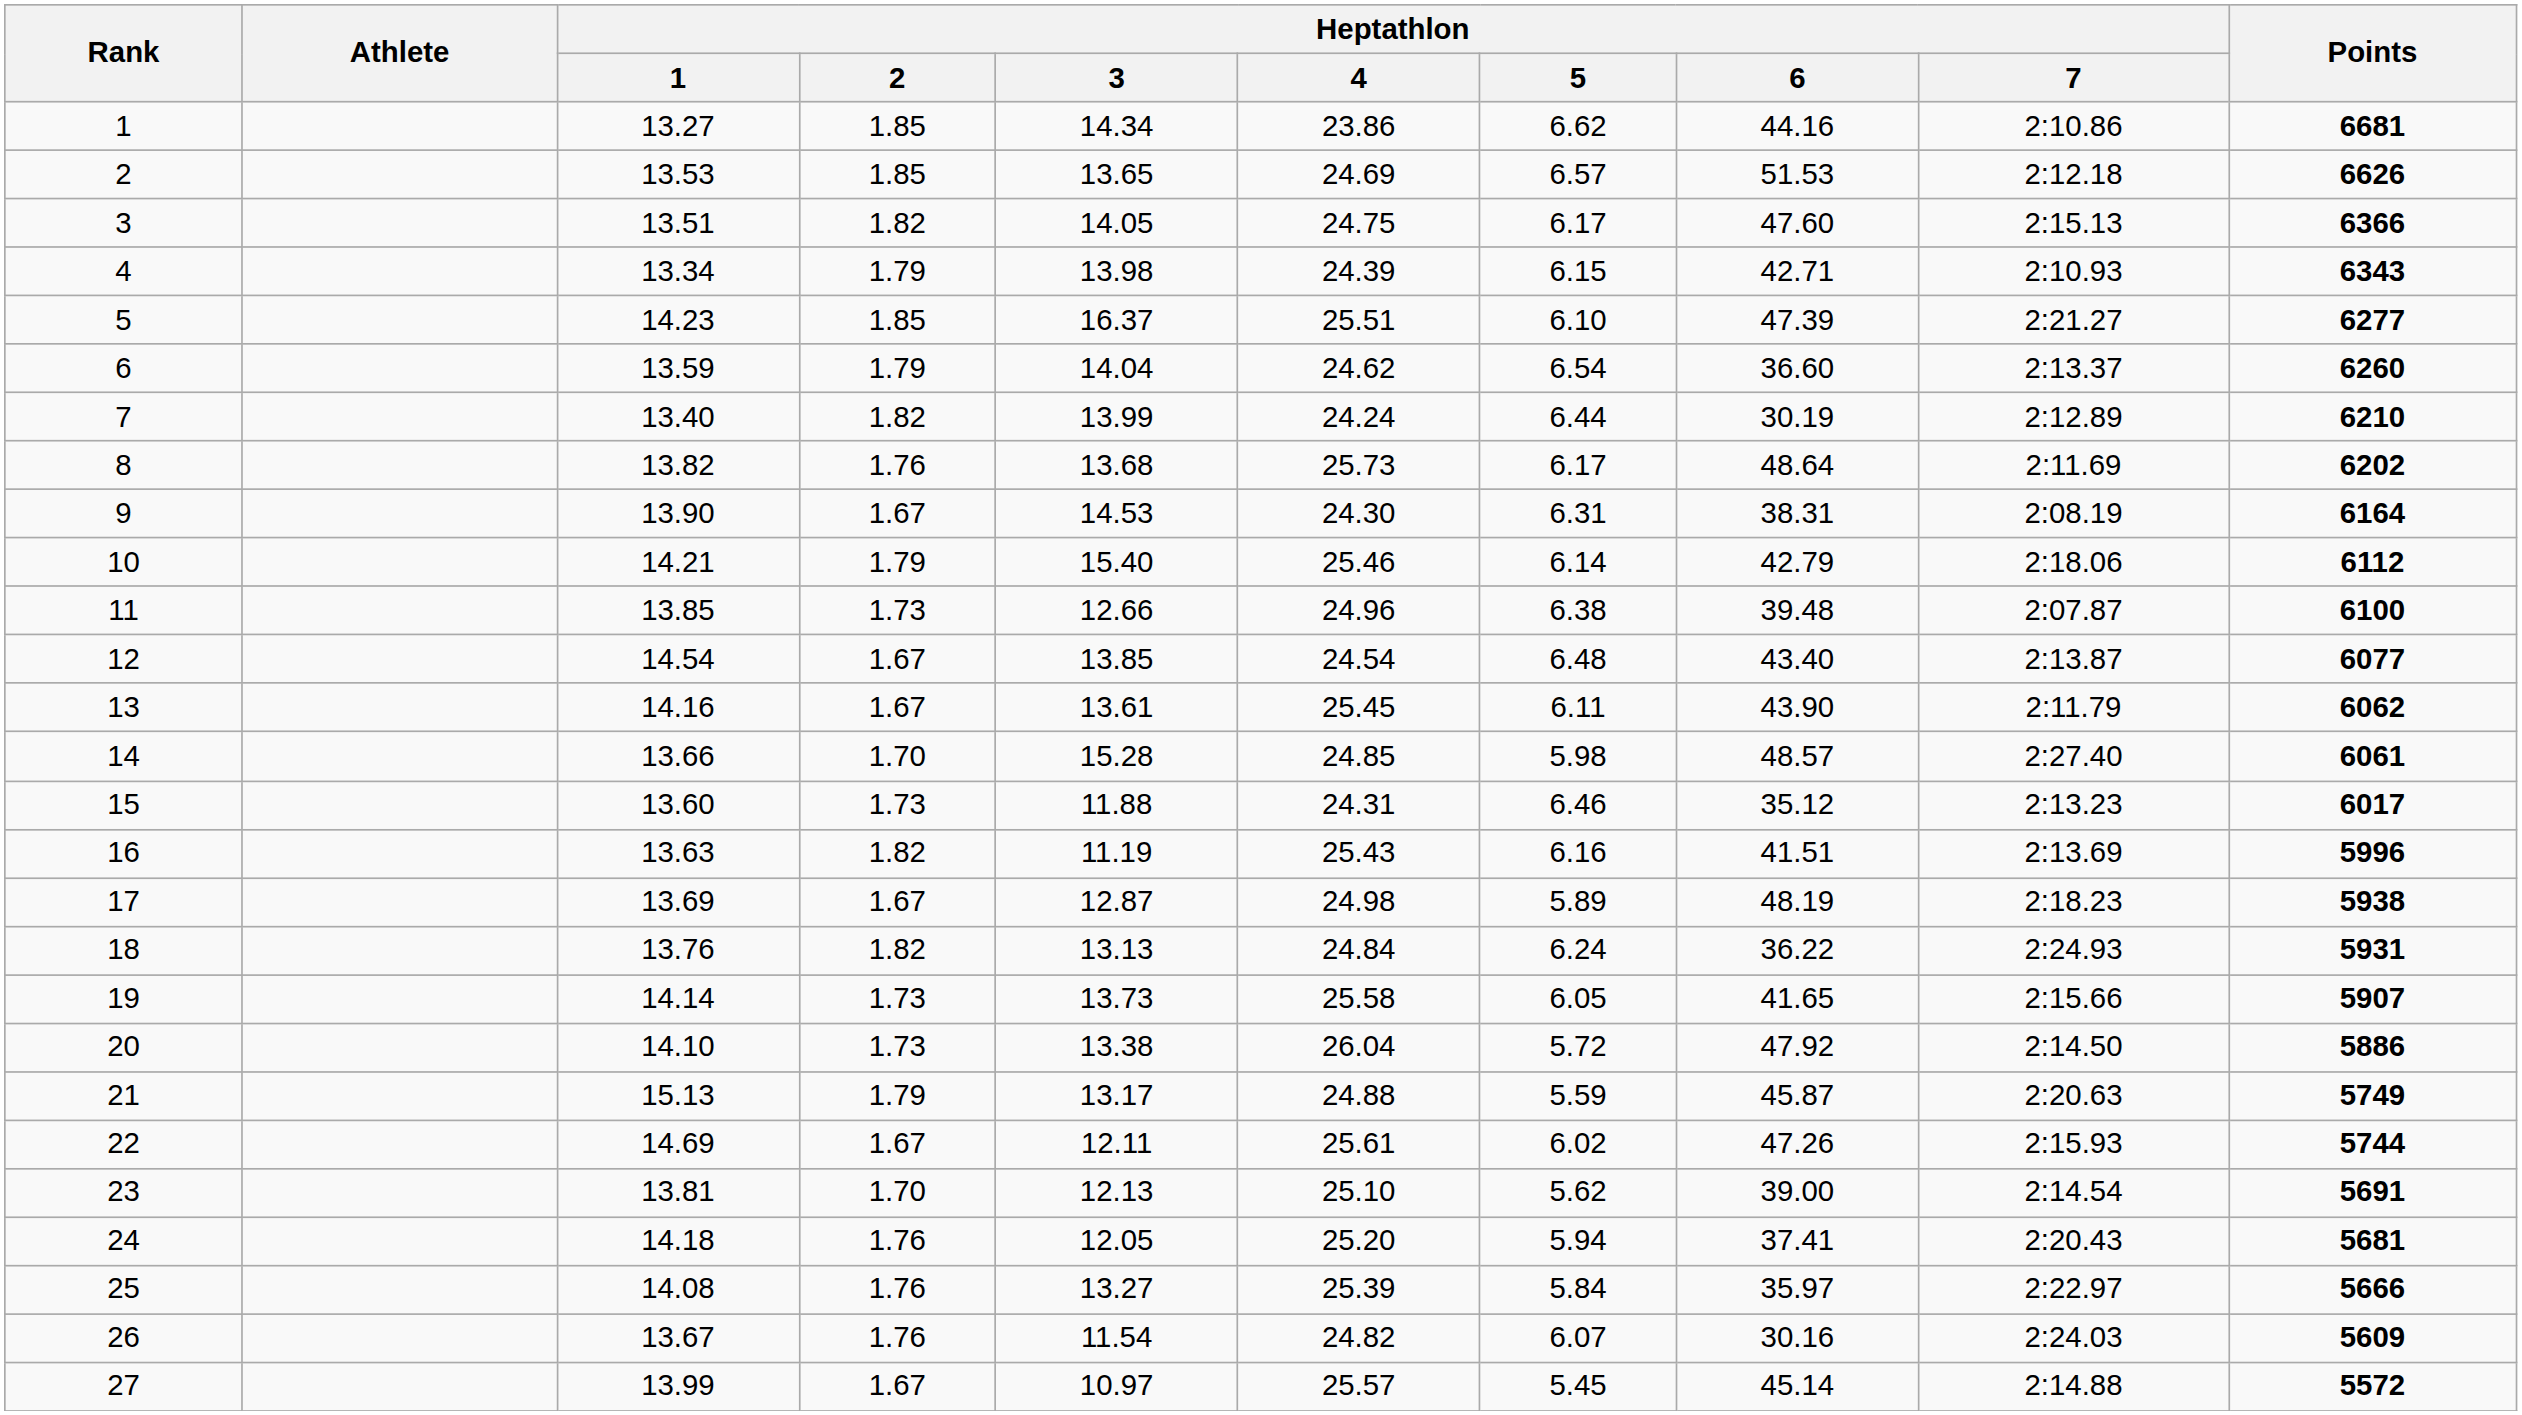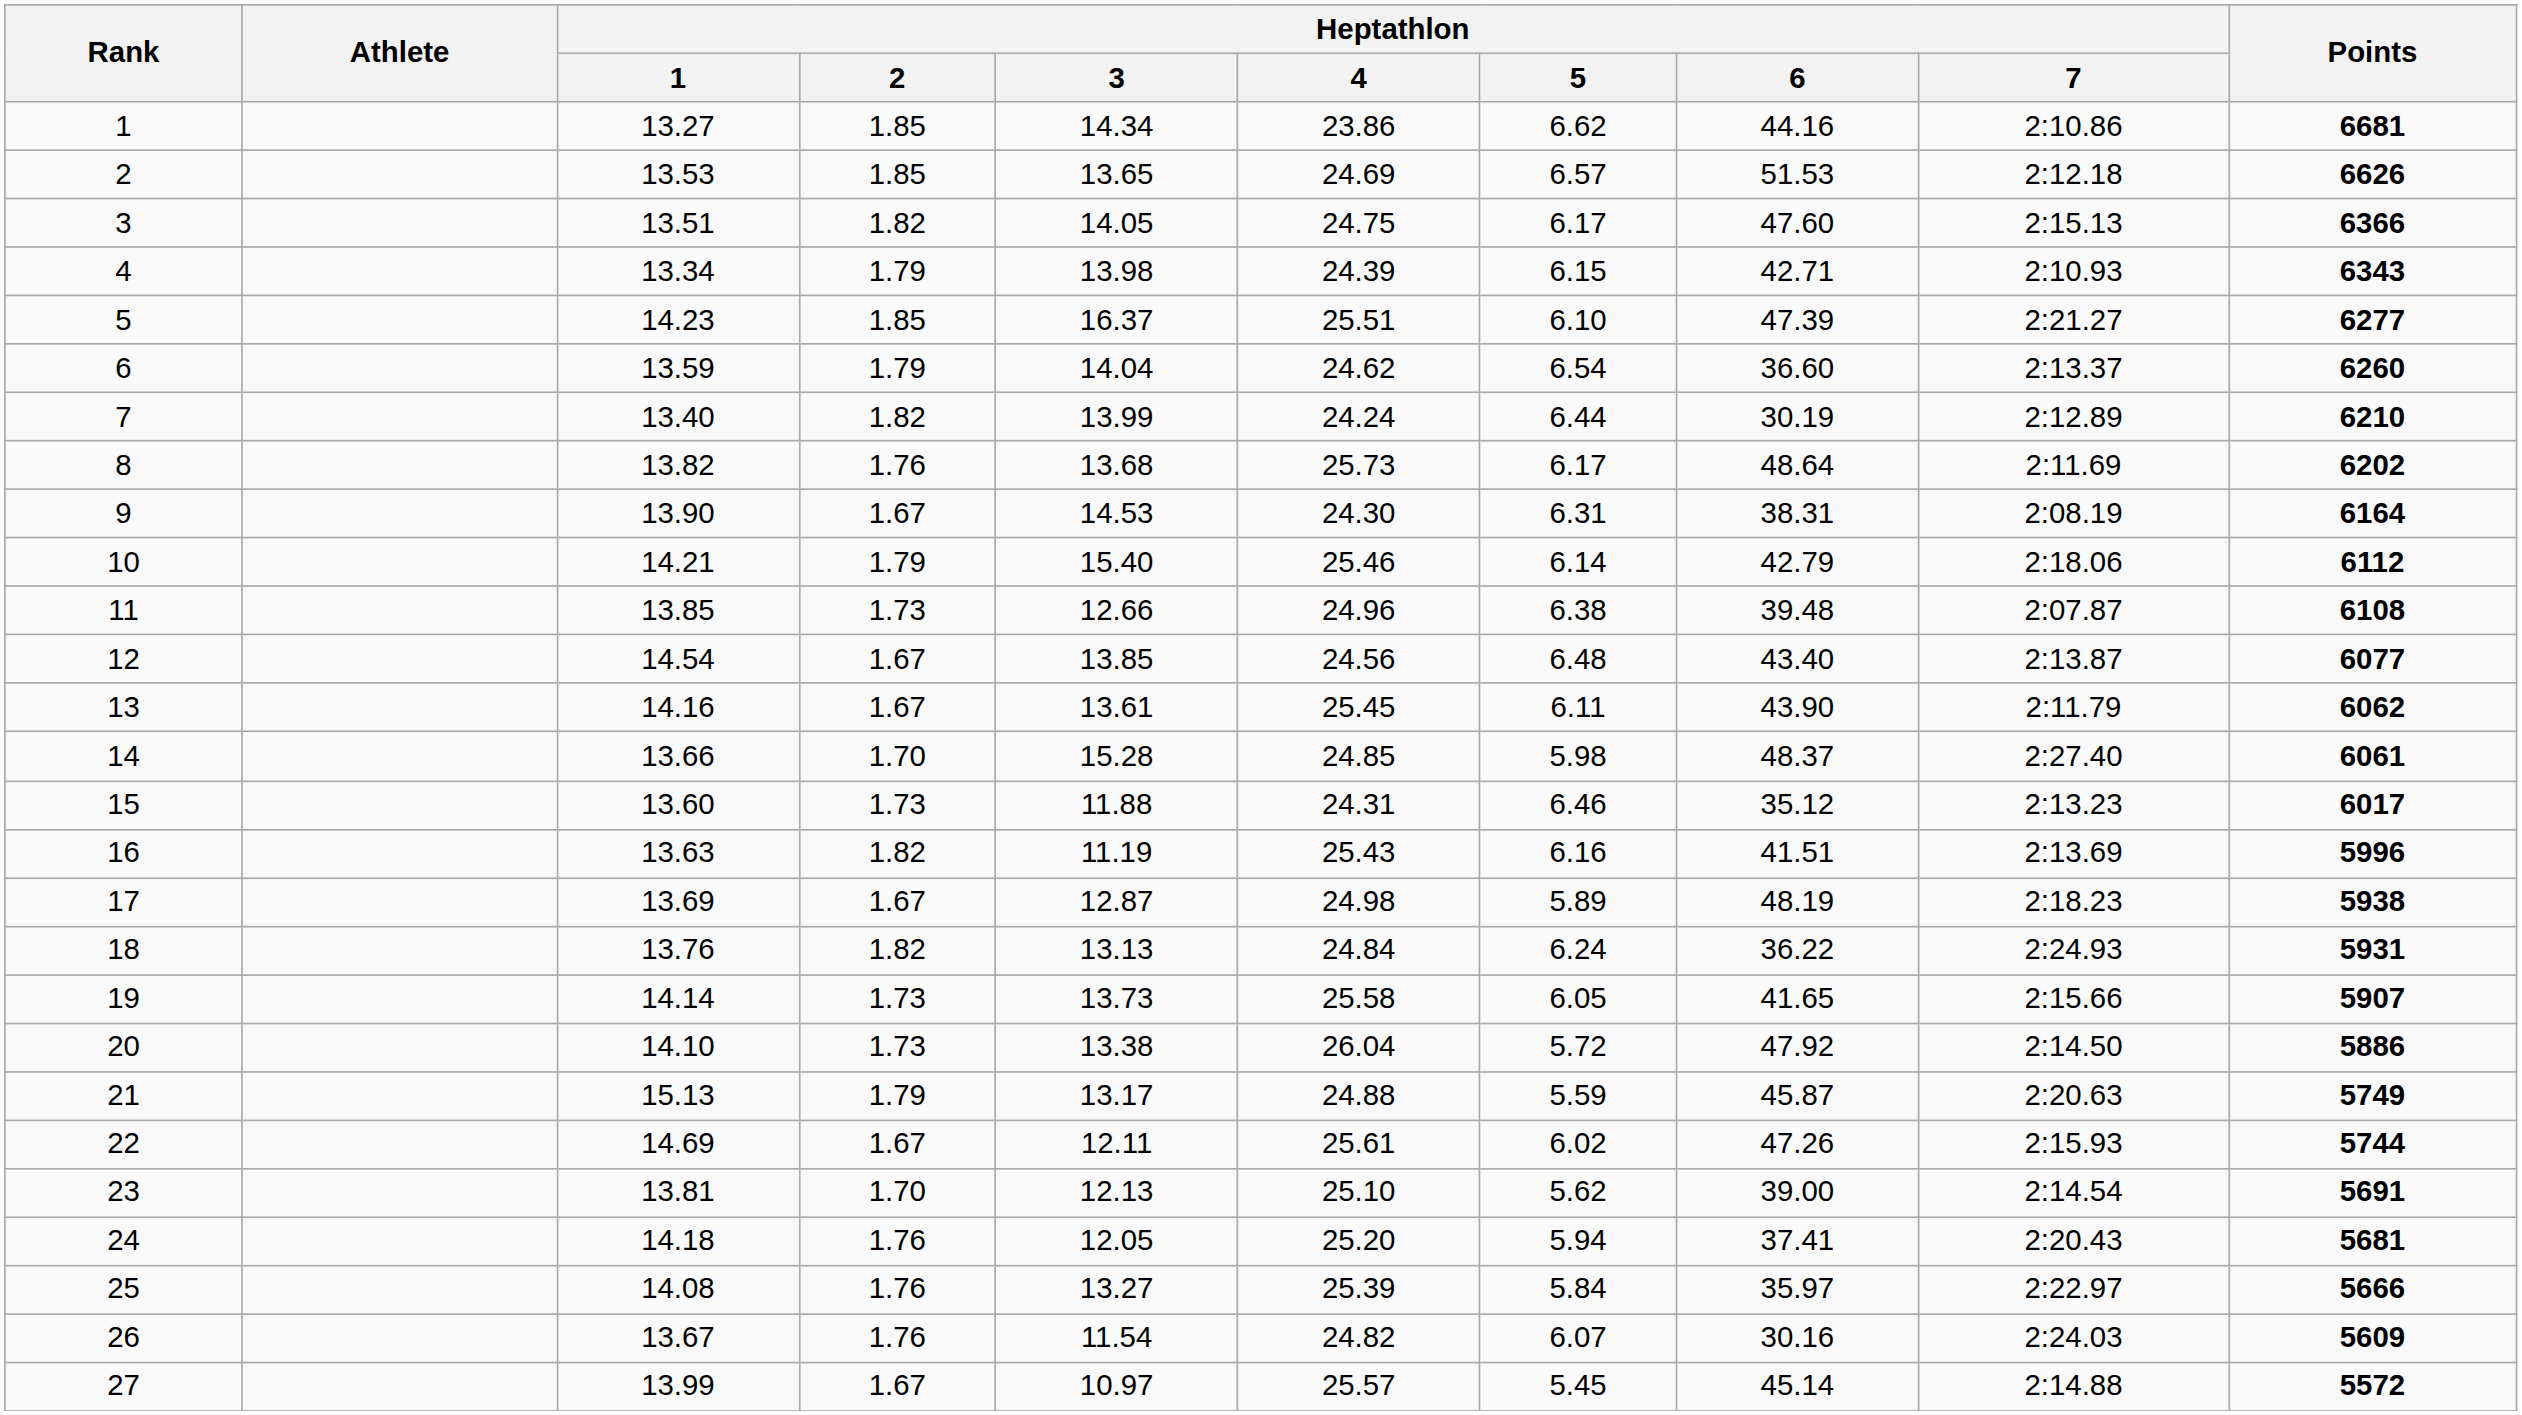(2372, 610) 6100 -> (2372, 610) 6108
(1359, 658) 24.54 -> (1359, 658) 24.56
(1797, 755) 48.57 -> (1797, 755) 48.37
